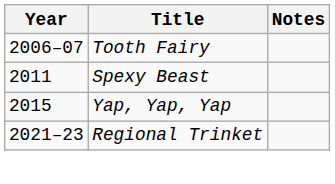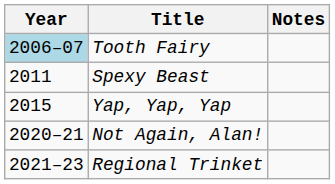(46, 48) no background -> (46, 48) lightblue background
+ row: (178, 135)
